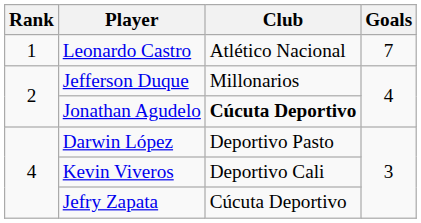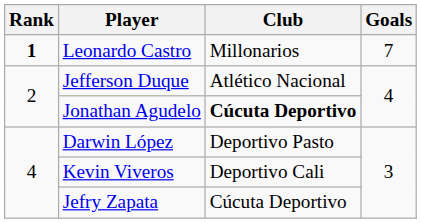(31, 50) normal -> (31, 50) bold
(278, 50) Atlético Nacional -> (254, 50) Millonarios
(254, 80) Millonarios -> (278, 80) Atlético Nacional
